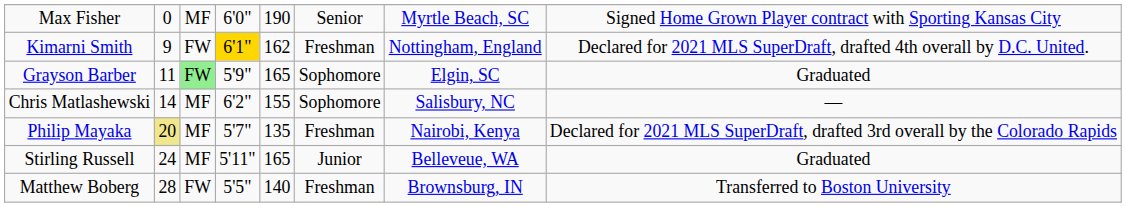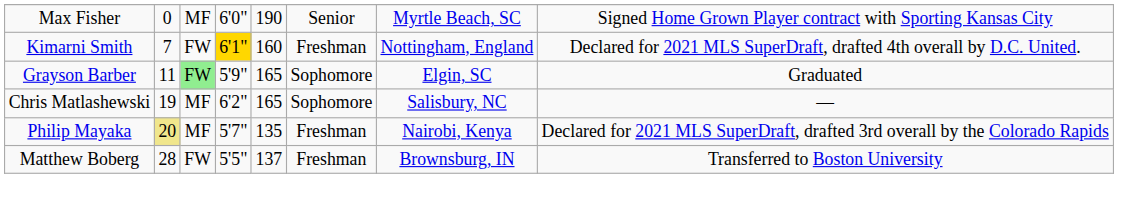(167, 46) 9 -> (167, 46) 7
(277, 46) 162 -> (269, 46) 160
(167, 103) 14 -> (167, 103) 19
(277, 103) 155 -> (269, 103) 165
- row: (79, 159)
(277, 187) 140 -> (269, 159) 137
